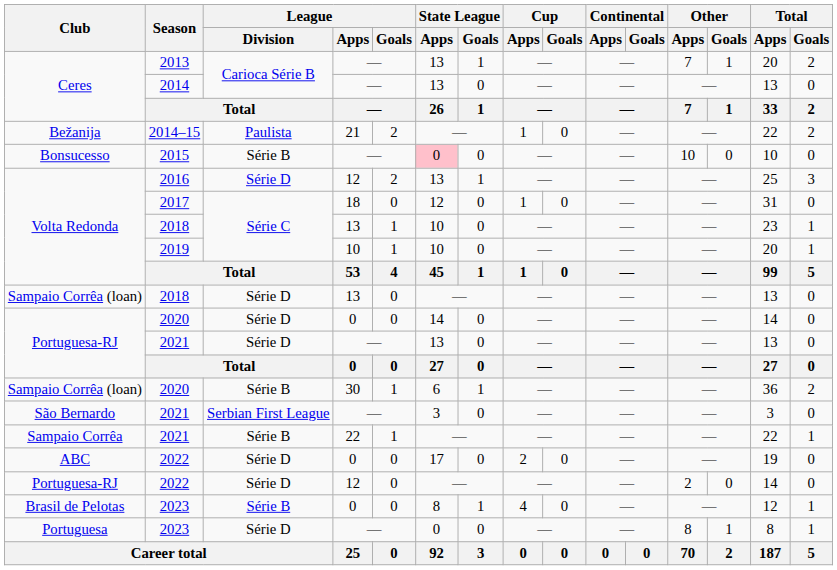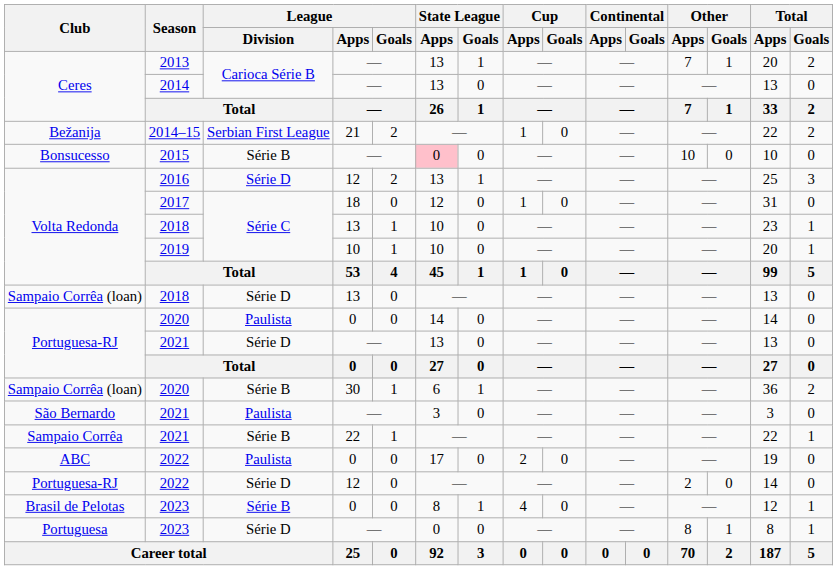(268, 132) Paulista -> (268, 132) Serbian First League
(268, 319) Série D -> (268, 319) Paulista
(268, 413) Serbian First League -> (268, 413) Paulista
(268, 459) Série D -> (268, 459) Paulista
